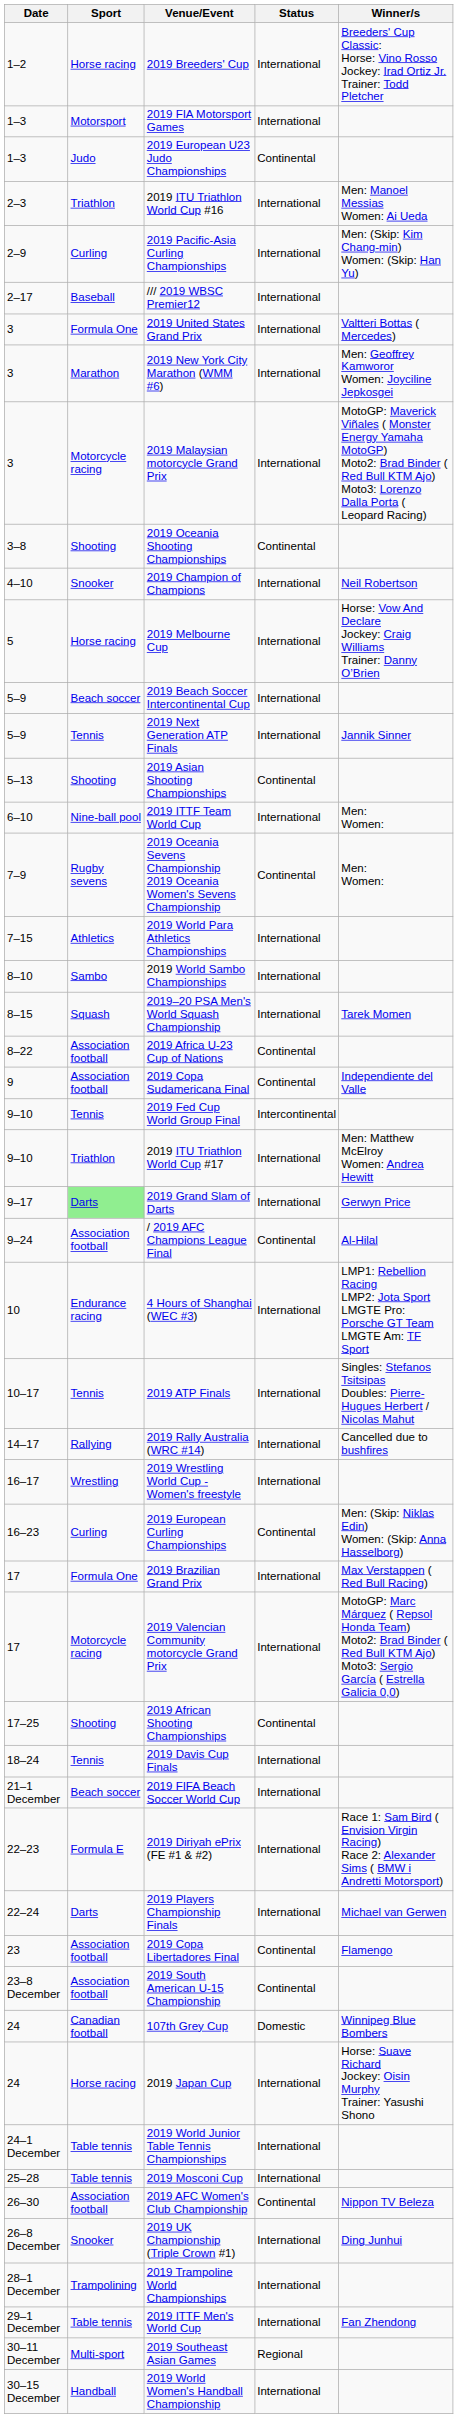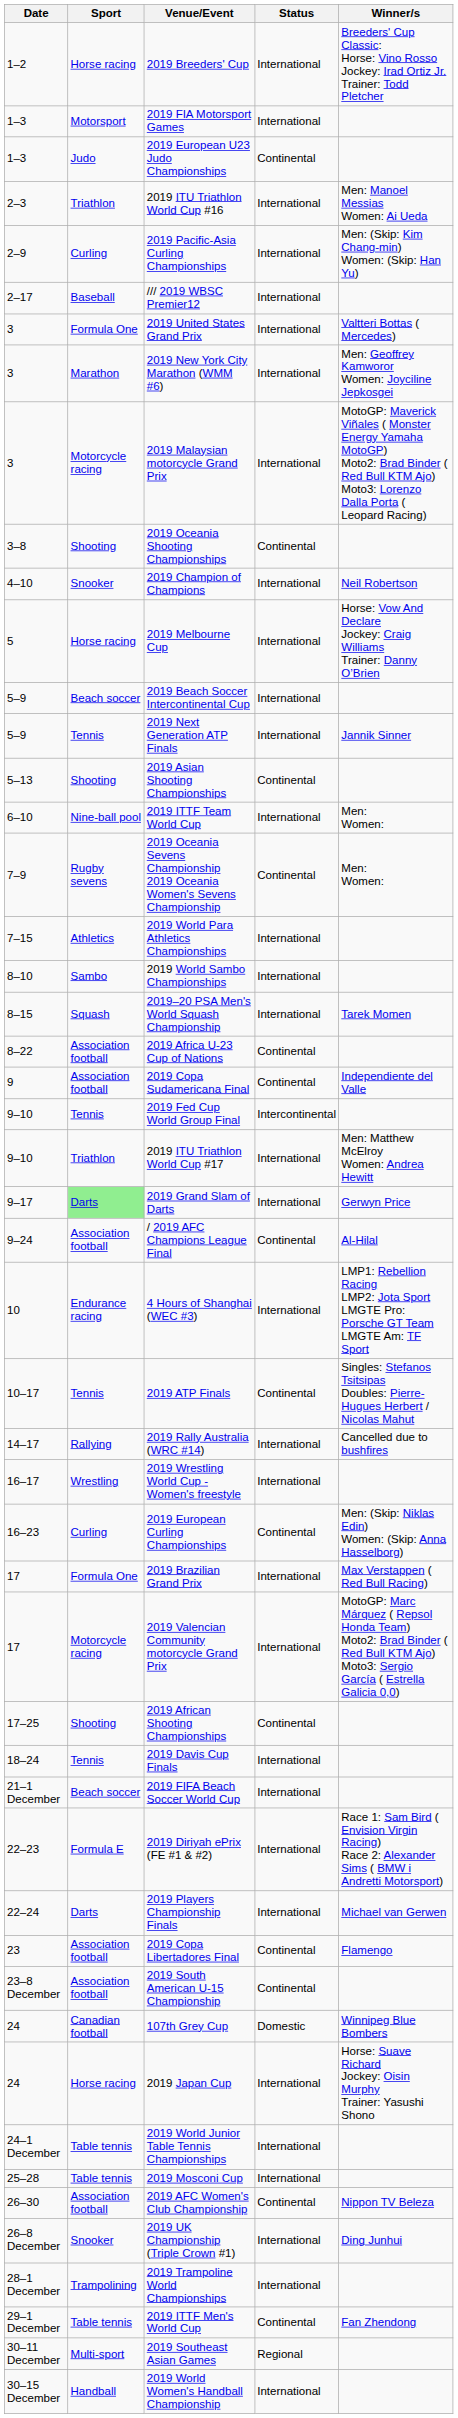(289, 1393) International -> (286, 1393) Continental
(289, 2322) International -> (286, 2322) Continental
